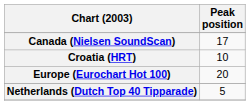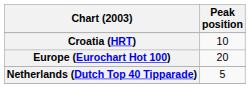- row: (102, 41)
